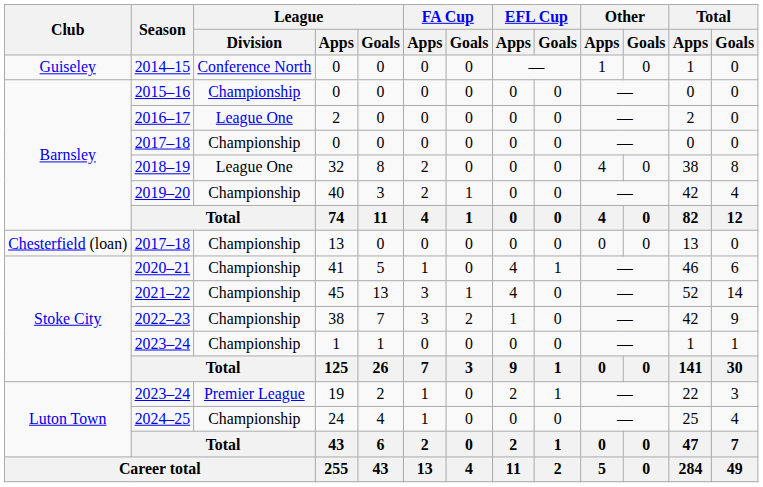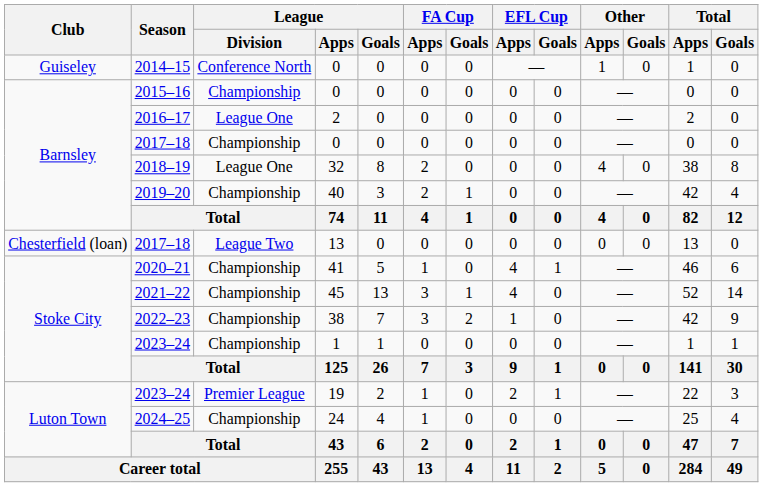(254, 243) Championship -> (254, 243) League Two
